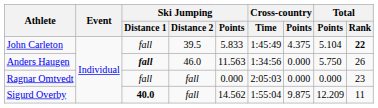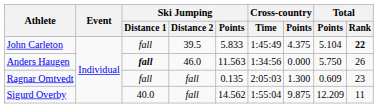(232, 78) 0.000 -> (232, 78) 0.135
(299, 78) 0.000 -> (299, 78) 1.300
(330, 78) 0.000 -> (330, 78) 0.609
(145, 95) bold -> (145, 95) normal
